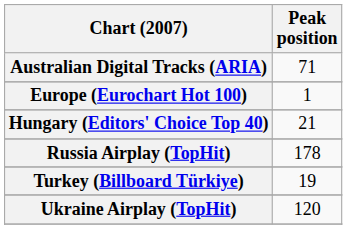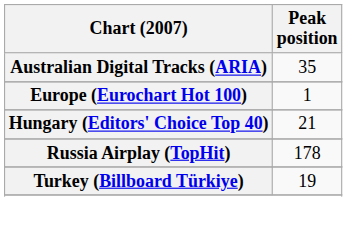(307, 67) 71 -> (307, 67) 35
- row: (139, 209)
